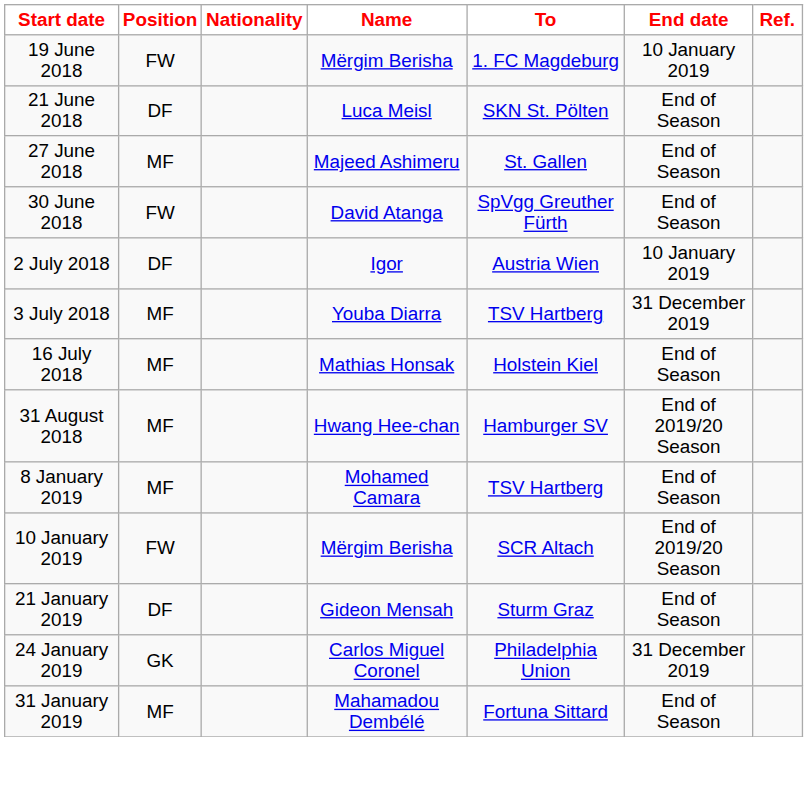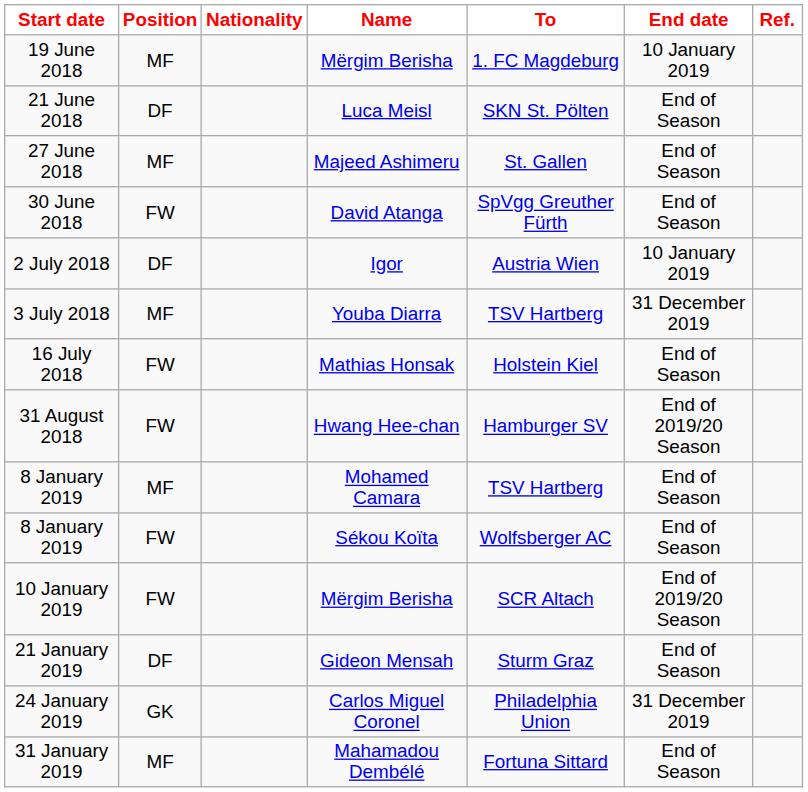(160, 60) FW -> (160, 60) MF
(160, 365) MF -> (160, 365) FW
(160, 426) MF -> (160, 426) FW
+ row: (62, 538)
